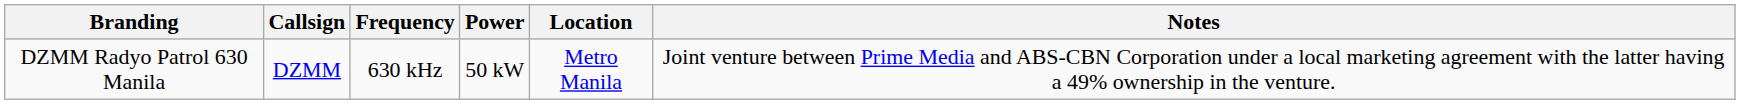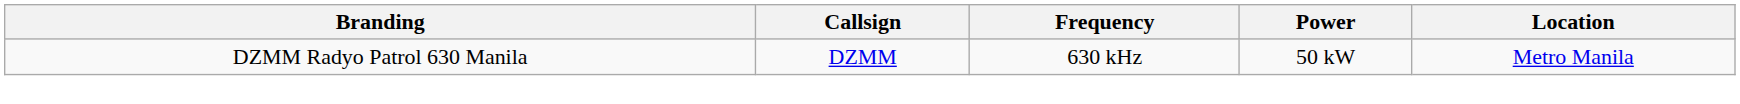- column: (1194, 21)
